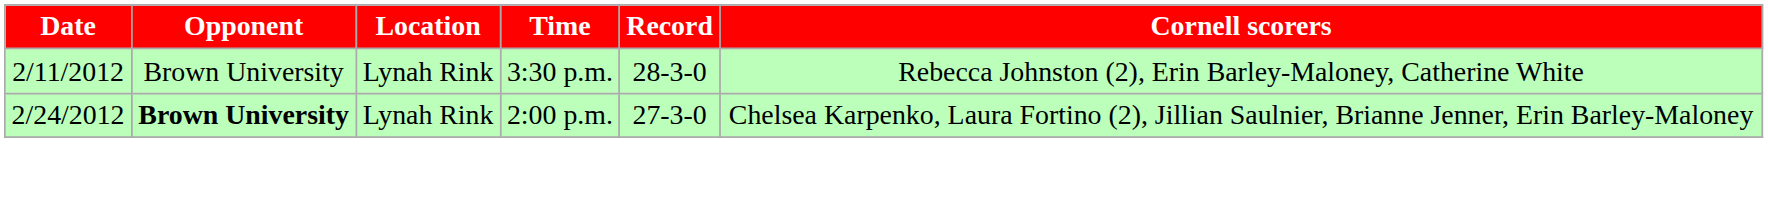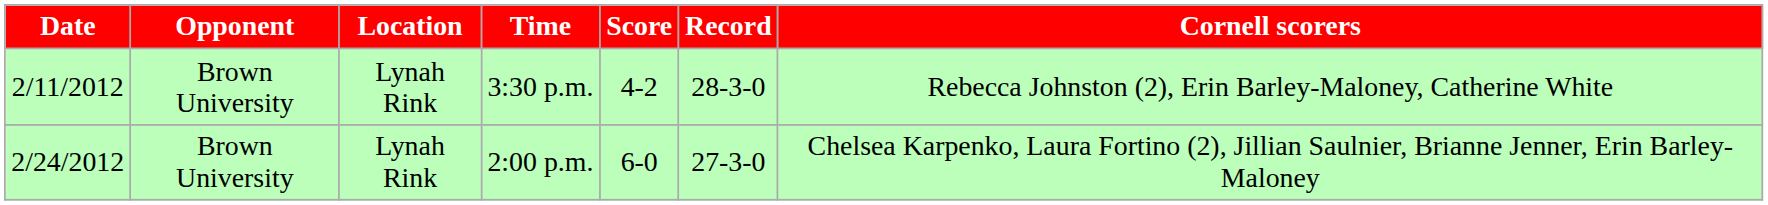+ column: (639, 26)
(244, 114) bold -> (235, 161) normal
